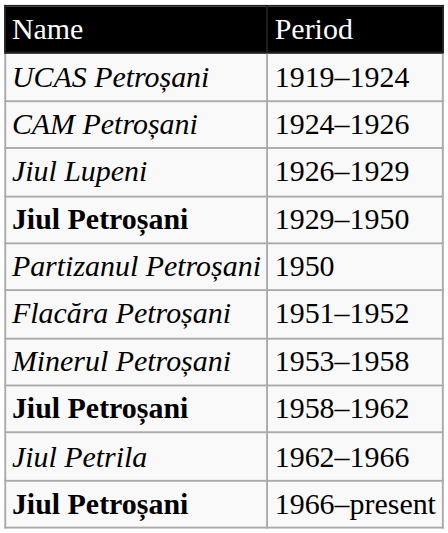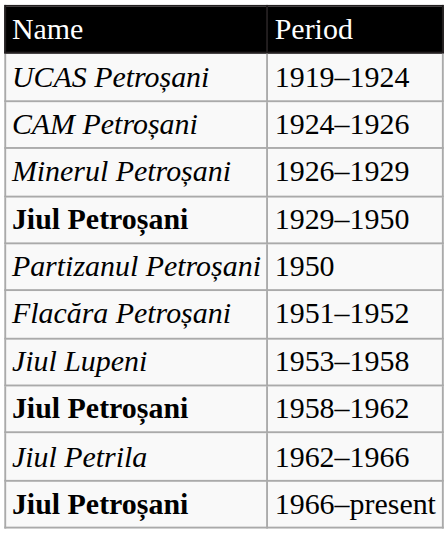(80, 171) Jiul Lupeni -> (121, 171) Minerul Petroșani
(121, 361) Minerul Petroșani -> (80, 361) Jiul Lupeni
